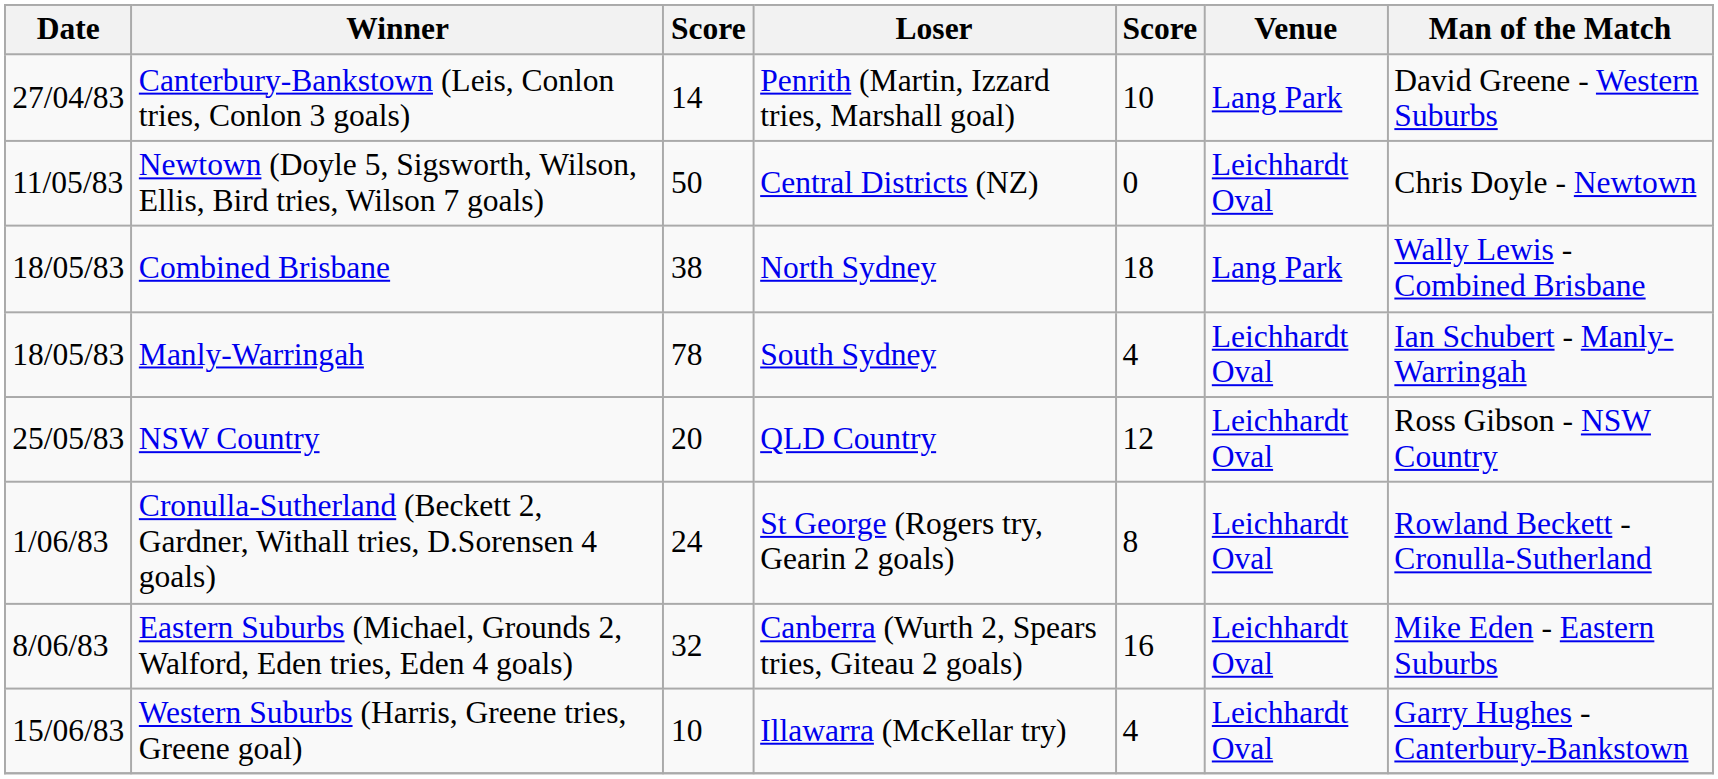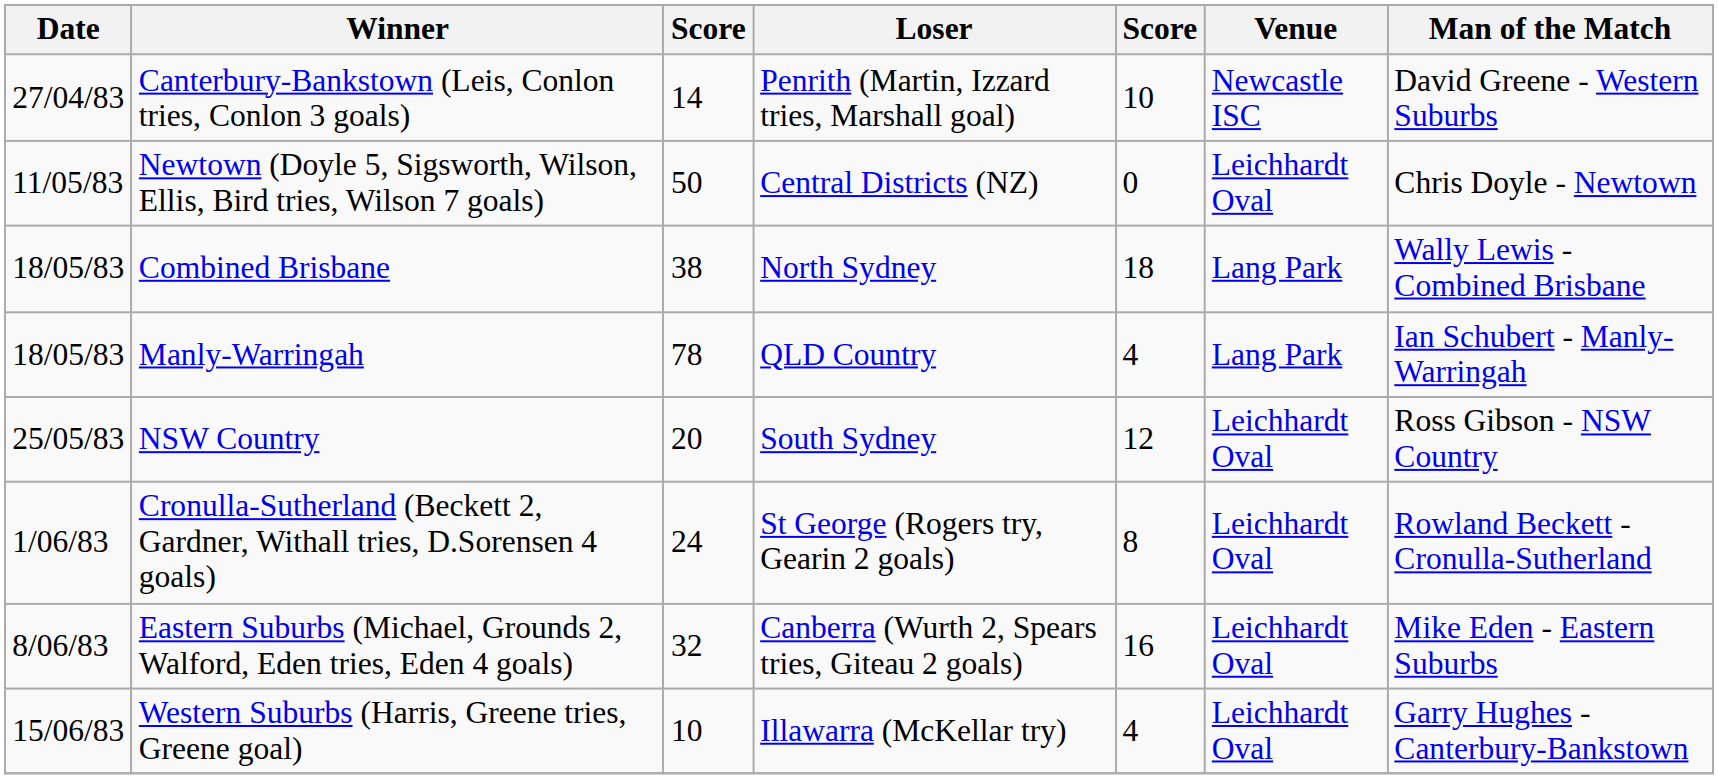(1277, 97) Lang Park -> (1277, 97) Newcastle ISC
(848, 353) South Sydney -> (848, 353) QLD Country
(1280, 353) Leichhardt Oval -> (1277, 353) Lang Park
(848, 439) QLD Country -> (848, 439) South Sydney
